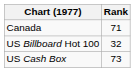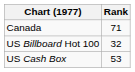(116, 59) 73 -> (116, 59) 53
